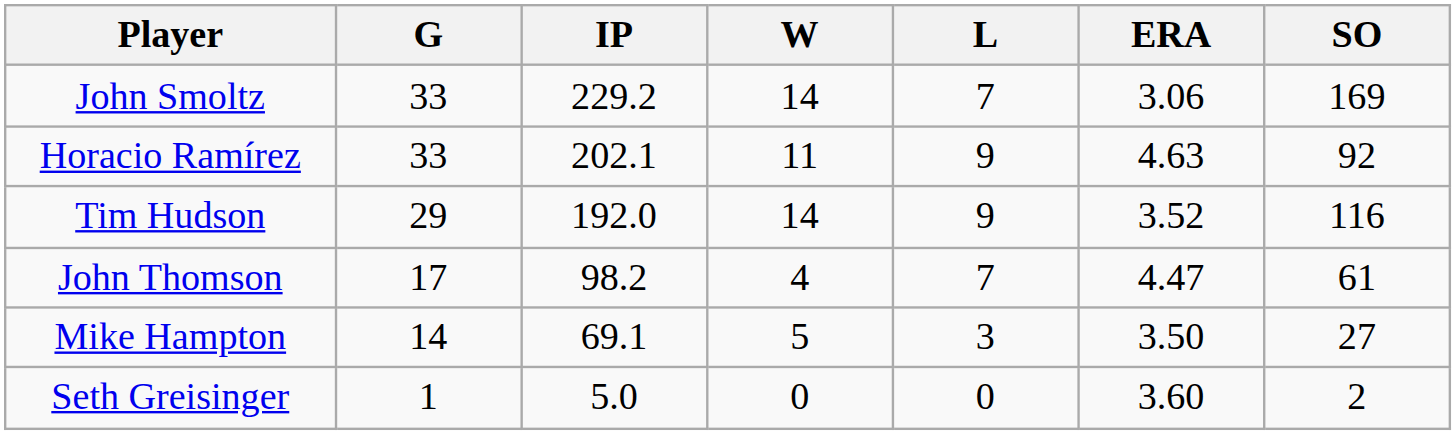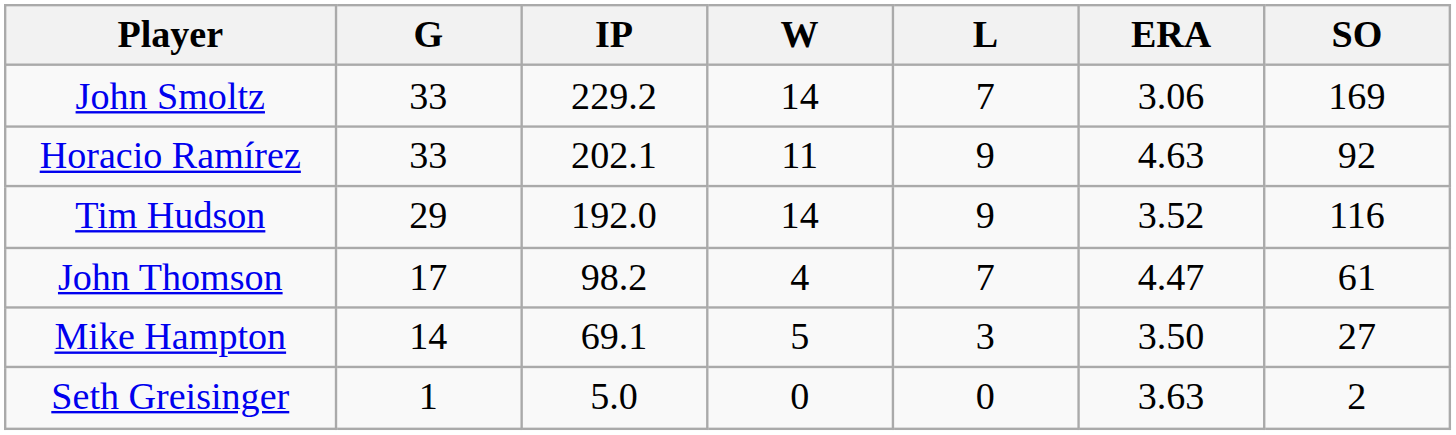(1171, 397) 3.60 -> (1171, 397) 3.63
